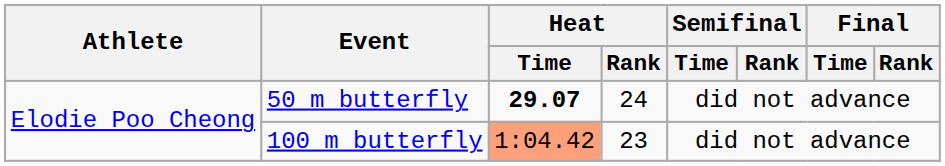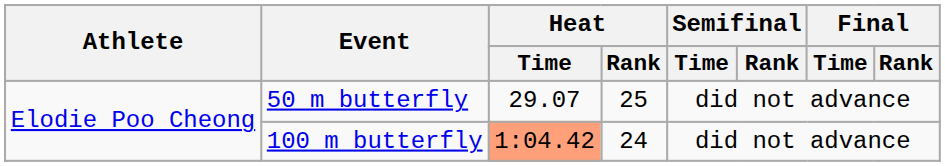(544, 101) bold -> (544, 101) normal
(634, 101) 24 -> (634, 101) 25
(634, 141) 23 -> (634, 141) 24
